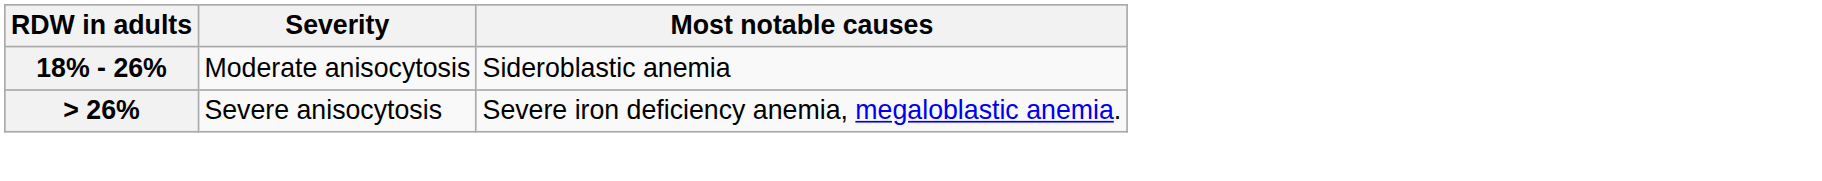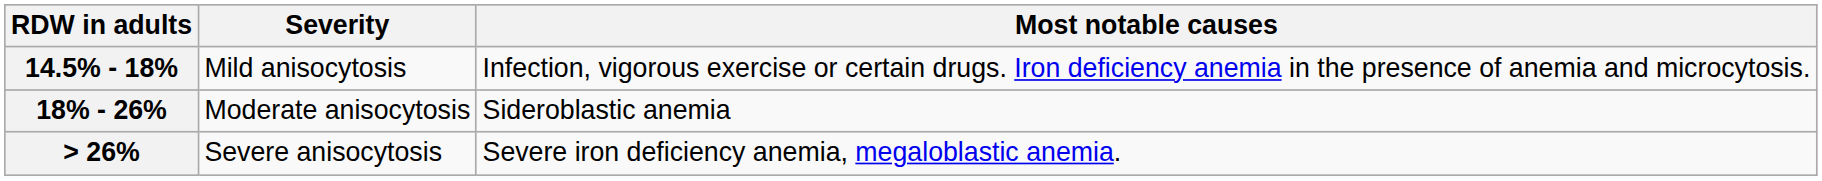+ row: (102, 68)
